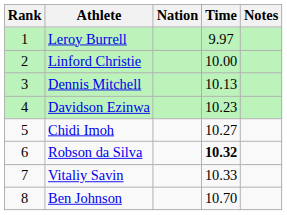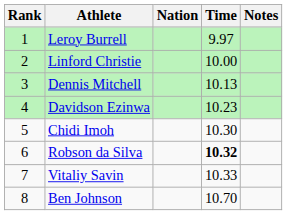(221, 130) 10.27 -> (221, 130) 10.30
